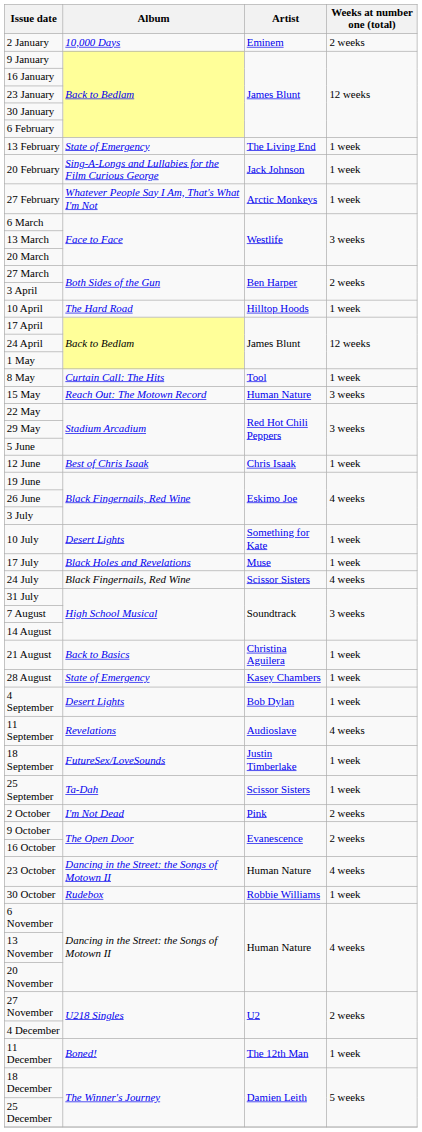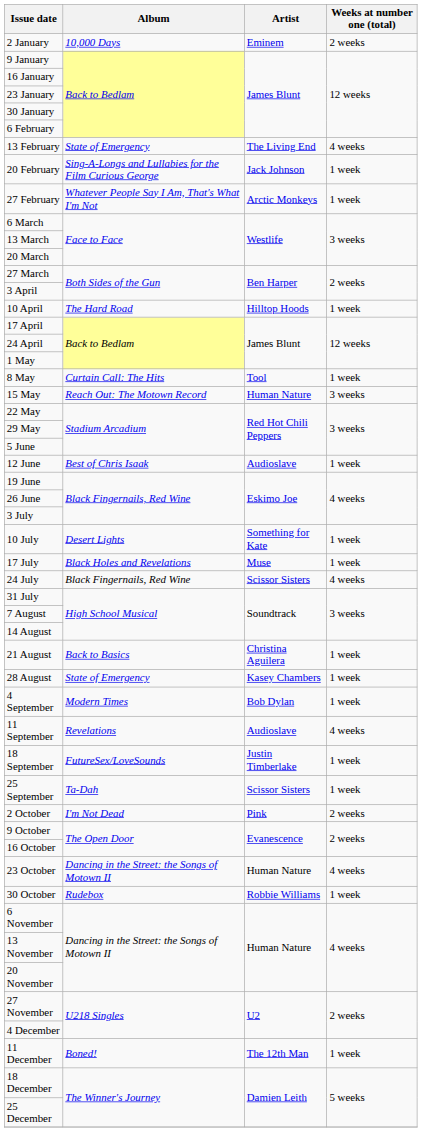(345, 146) 1 week -> (347, 146) 4 weeks
(271, 463) Chris Isaak -> (272, 463) Audioslave
(95, 701) Desert Lights -> (97, 701) Modern Times
